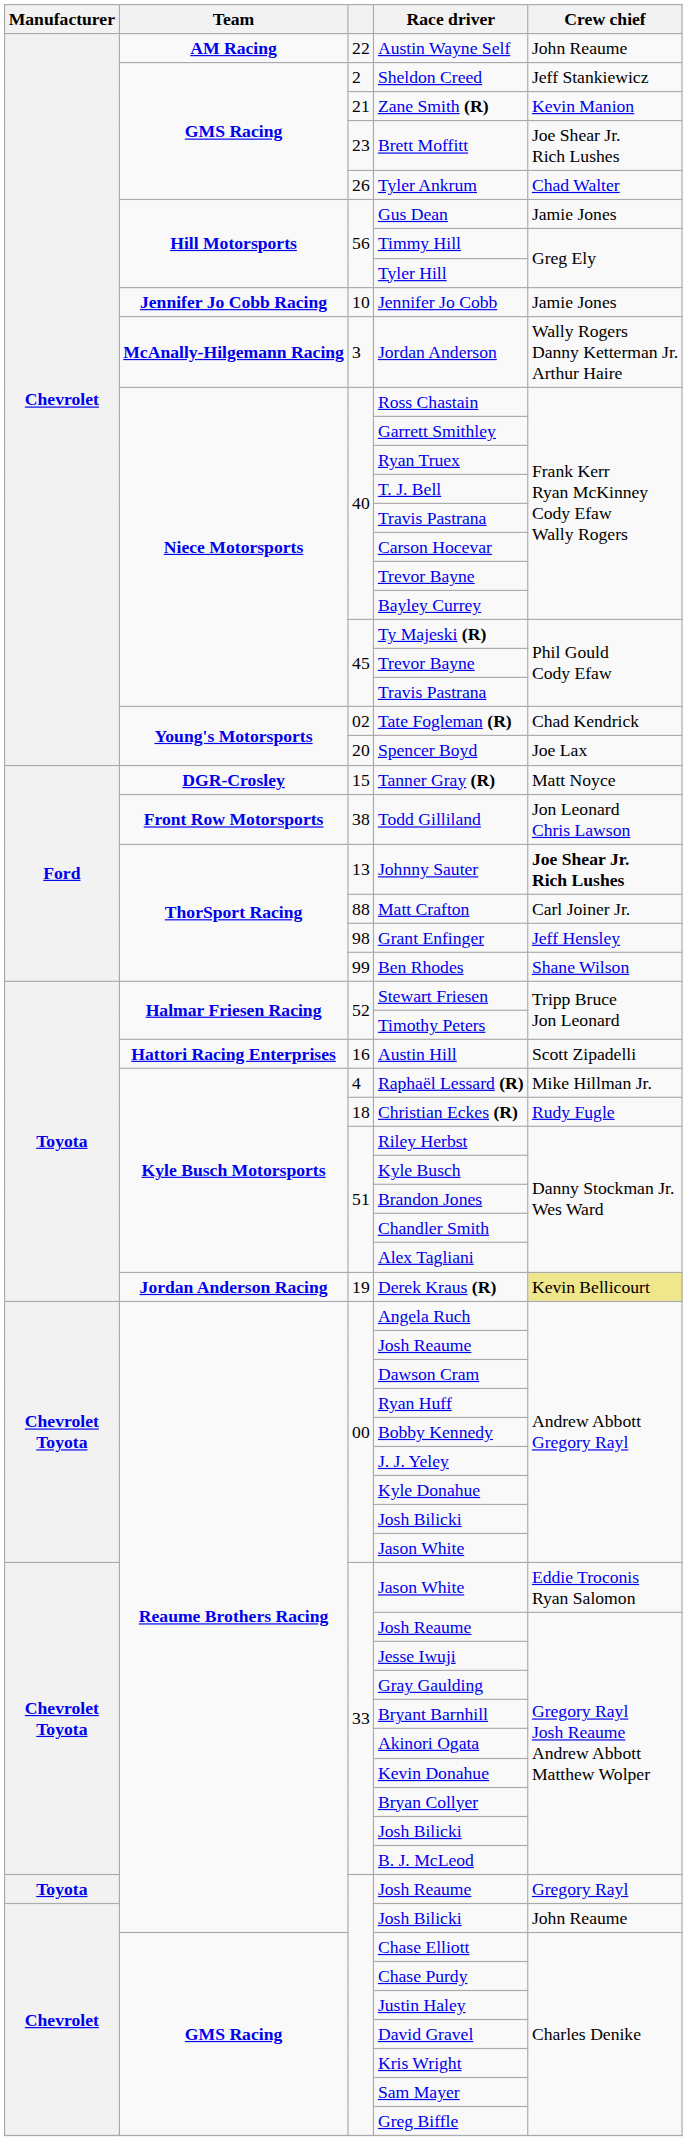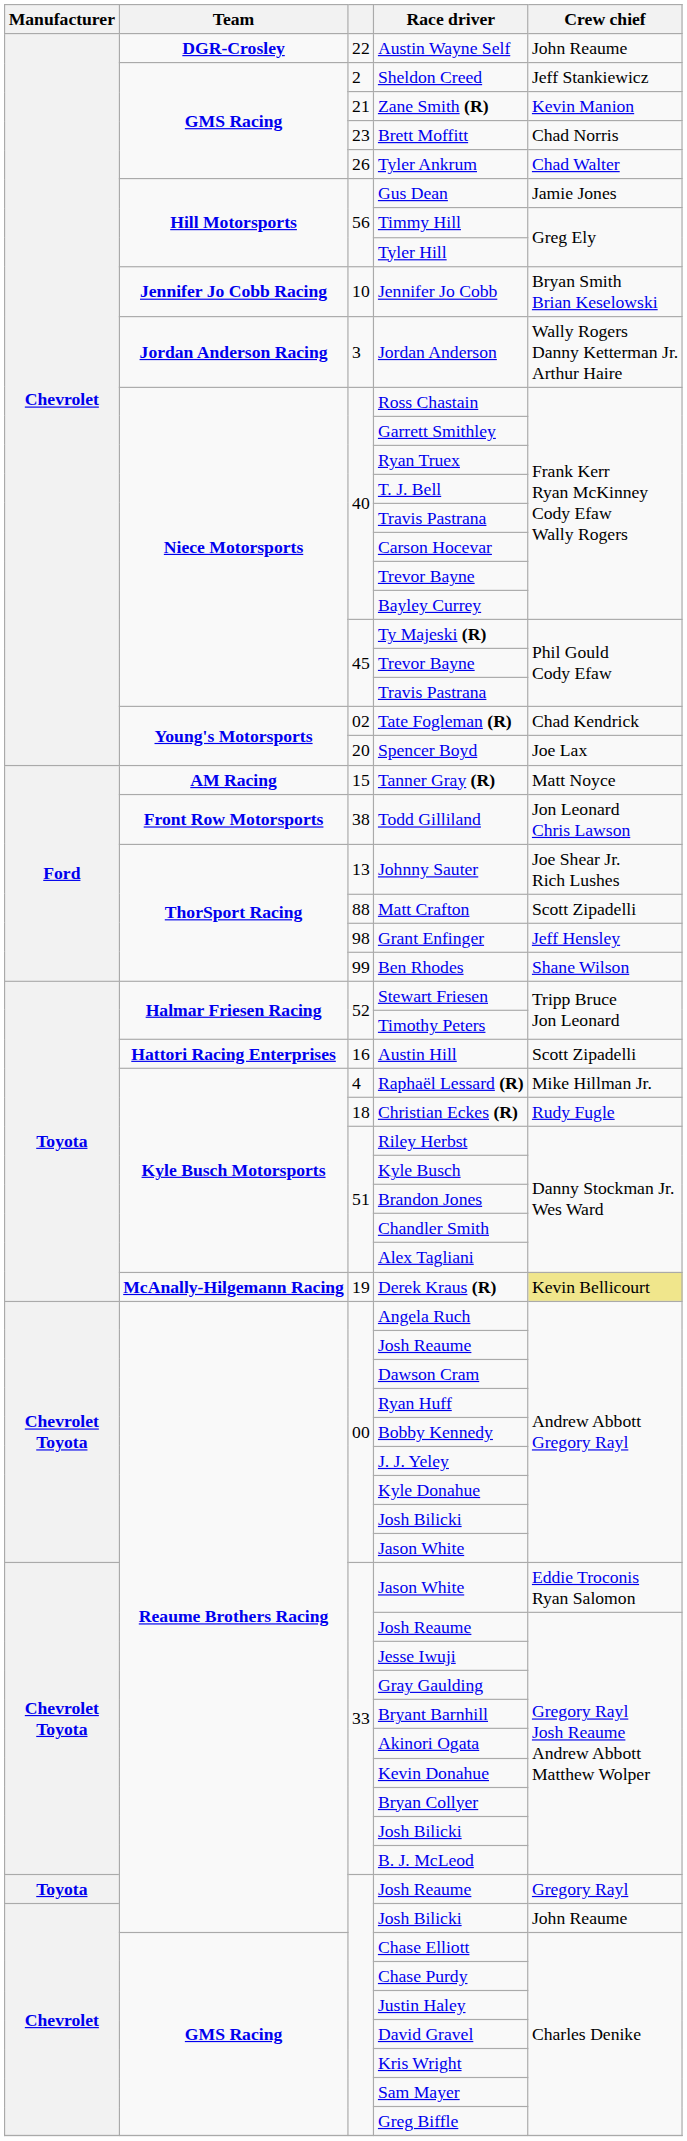(234, 48) AM Racing -> (234, 48) DGR-Crosley
(576, 145) Joe Shear Jr. Rich Lushes -> (575, 135) Chad Norris
(574, 301) Jamie Jones -> (595, 291) Bryan Smith Brian Keselowski
(234, 351) McAnally-Hilgemann Racing -> (234, 351) Jordan Anderson Racing
(234, 779) DGR-Crosley -> (234, 779) AM Racing
(581, 869) bold -> (576, 869) normal
(581, 908) Carl Joiner Jr. -> (584, 908) Scott Zipadelli
(234, 1286) Jordan Anderson Racing -> (234, 1286) McAnally-Hilgemann Racing
